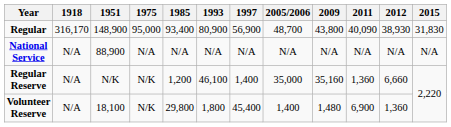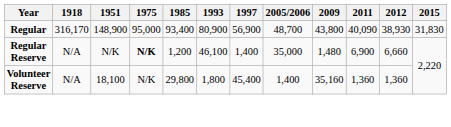- row: (28, 51)
(146, 79) normal -> (146, 51) bold
(329, 79) 35,160 -> (329, 51) 1,480
(363, 79) 1,360 -> (363, 51) 6,900
(329, 107) 1,480 -> (329, 79) 35,160
(363, 107) 6,900 -> (363, 79) 1,360
